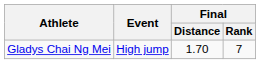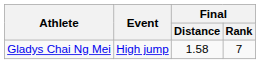(197, 50) 1.70 -> (197, 50) 1.58
